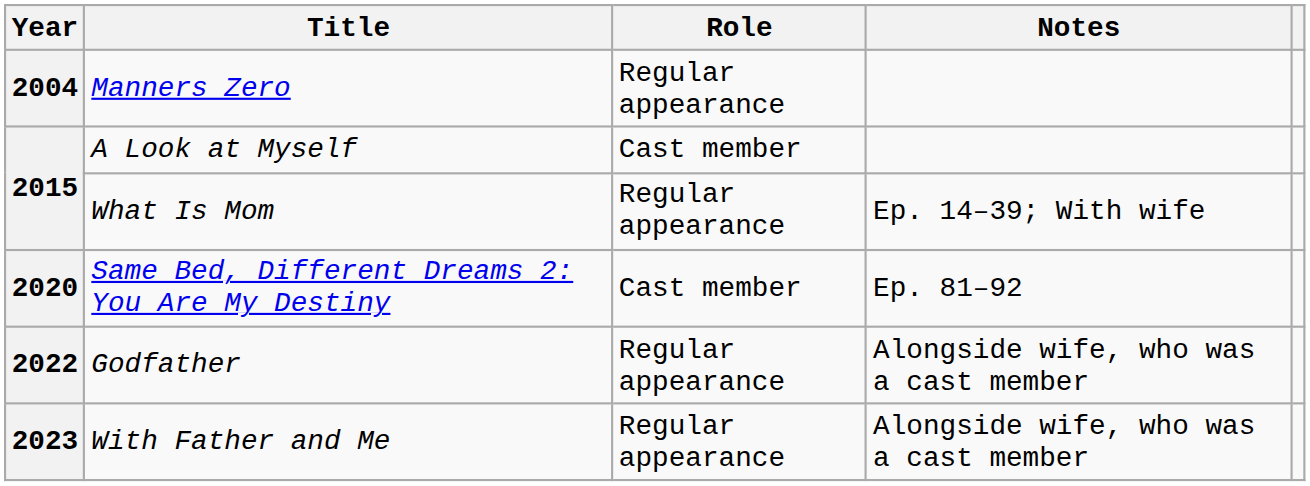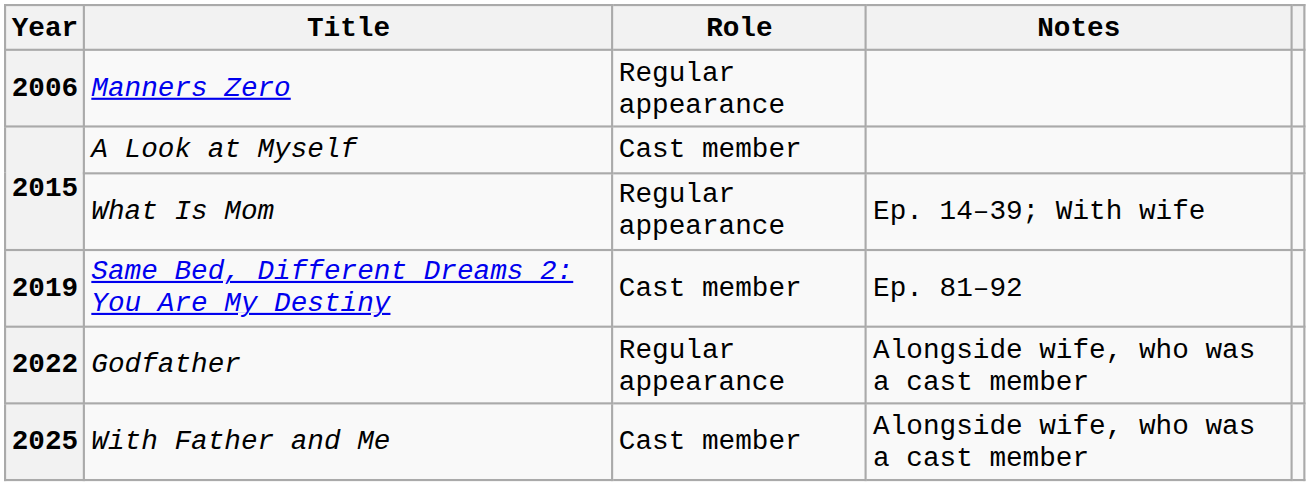(45, 89) 2004 -> (45, 89) 2006
(45, 288) 2020 -> (45, 288) 2019
(45, 442) 2023 -> (45, 442) 2025
(702, 442) Regular appearance -> (710, 442) Cast member
